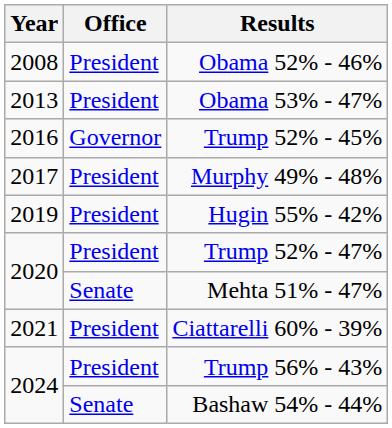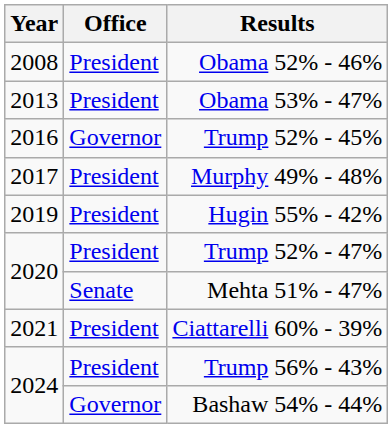(101, 404) Senate -> (115, 404) Governor
